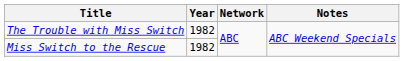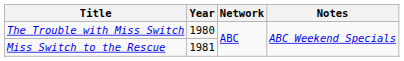(202, 30) 1982 -> (202, 30) 1980
(202, 47) 1982 -> (202, 47) 1981
